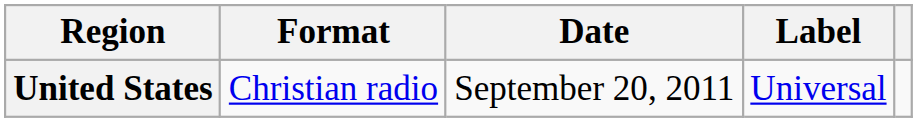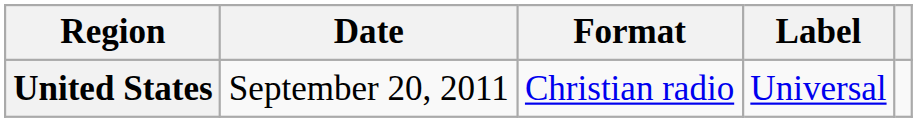columns swapped: (594, 32) <-> (333, 32)
